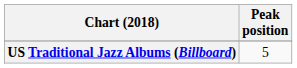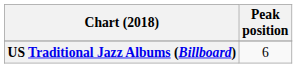(265, 52) 5 -> (265, 52) 6
